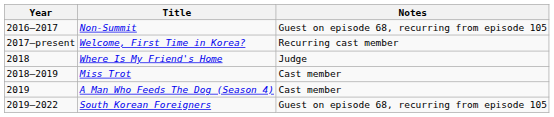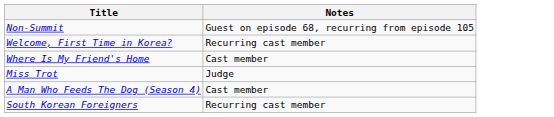- column: (41, 12)
(293, 58) Judge -> (237, 58) Cast member
(310, 74) Cast member -> (220, 74) Judge
(413, 105) Guest on episode 68, recurring from episode 105 -> (265, 105) Recurring cast member
